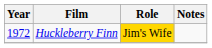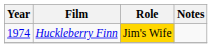(19, 33) 1972 -> (19, 33) 1974
